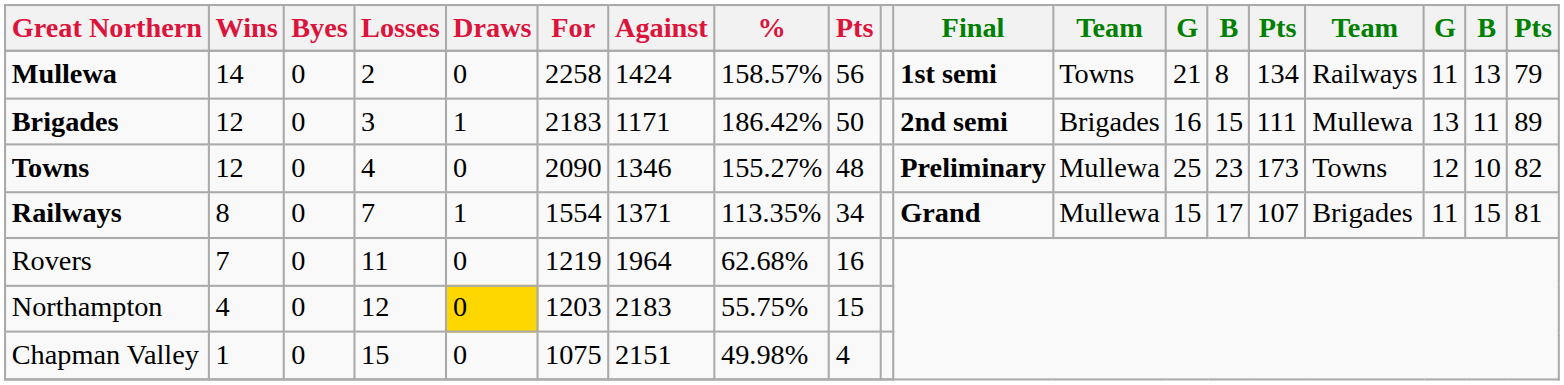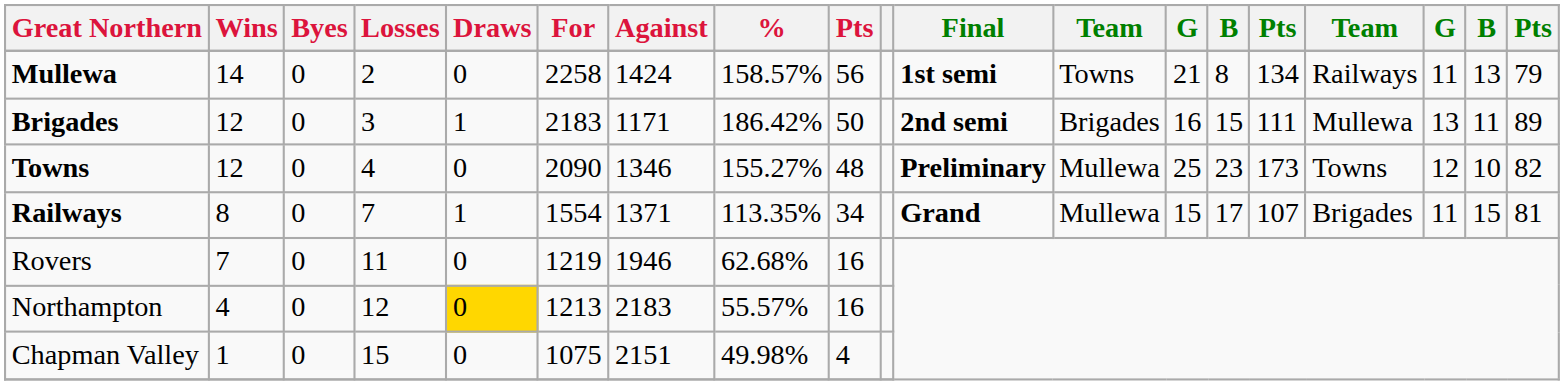(643, 260) 1964 -> (643, 260) 1946
(573, 307) 1203 -> (573, 307) 1213
(765, 307) 55.75% -> (765, 307) 55.57%
(850, 307) 15 -> (850, 307) 16
